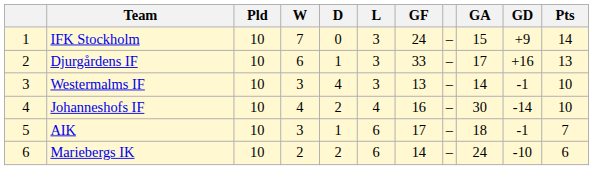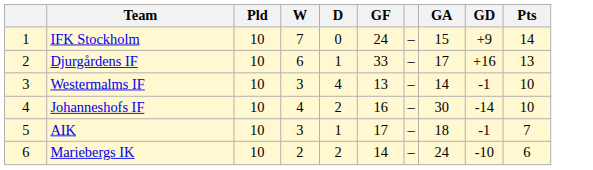- column: (376, 15)
